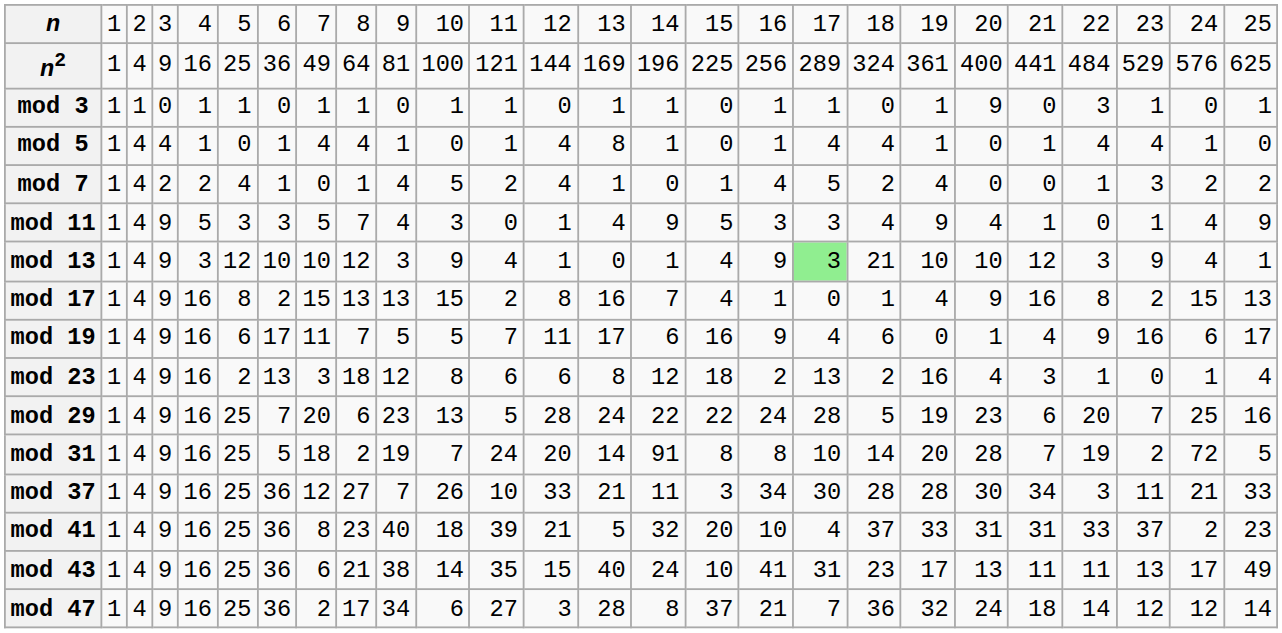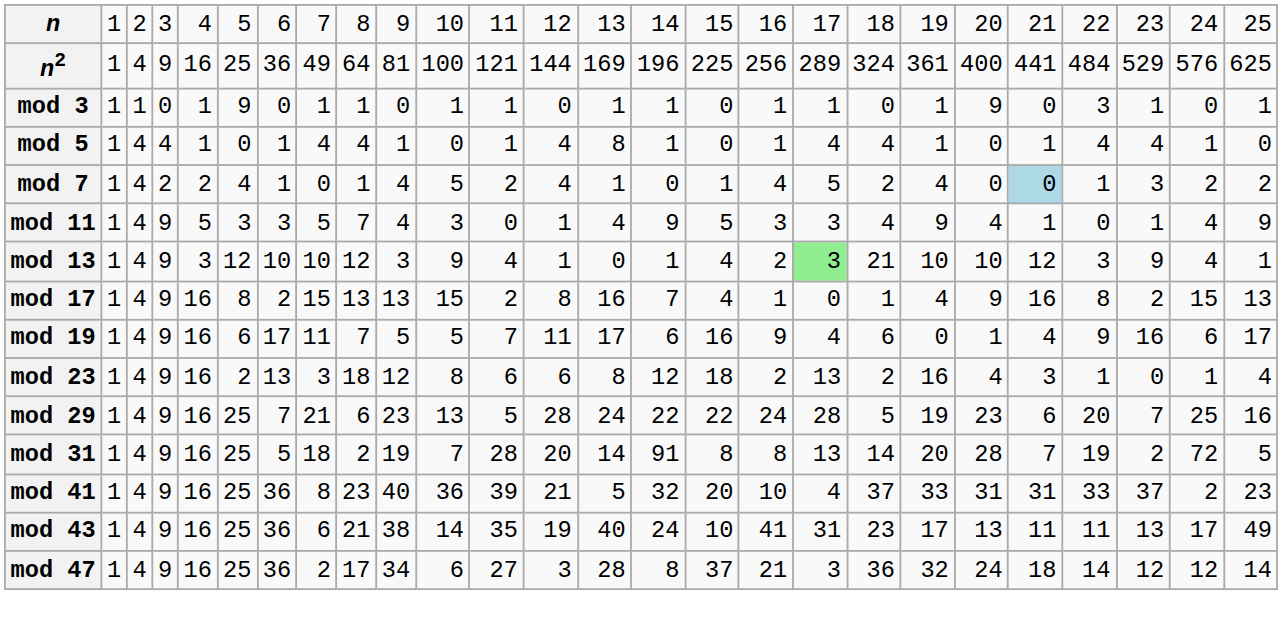(244, 107) 1 -> (244, 107) 9
(1049, 184) no background -> (1049, 184) lightblue background
(780, 262) 9 -> (780, 262) 2
(317, 416) 20 -> (317, 416) 21
(504, 454) 24 -> (504, 454) 28
(827, 454) 10 -> (827, 454) 13
- row: (53, 493)
(450, 532) 18 -> (450, 493) 36
(558, 570) 15 -> (558, 532) 19
(834, 609) 7 -> (834, 570) 3
